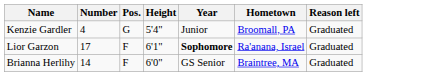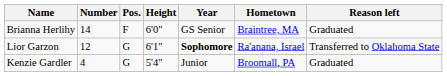rows swapped: (39, 29) <-> (41, 63)
(85, 46) 17 -> (85, 46) 12
(125, 46) F -> (126, 46) G
(331, 46) Graduated -> (374, 46) Transferred to Oklahoma State
